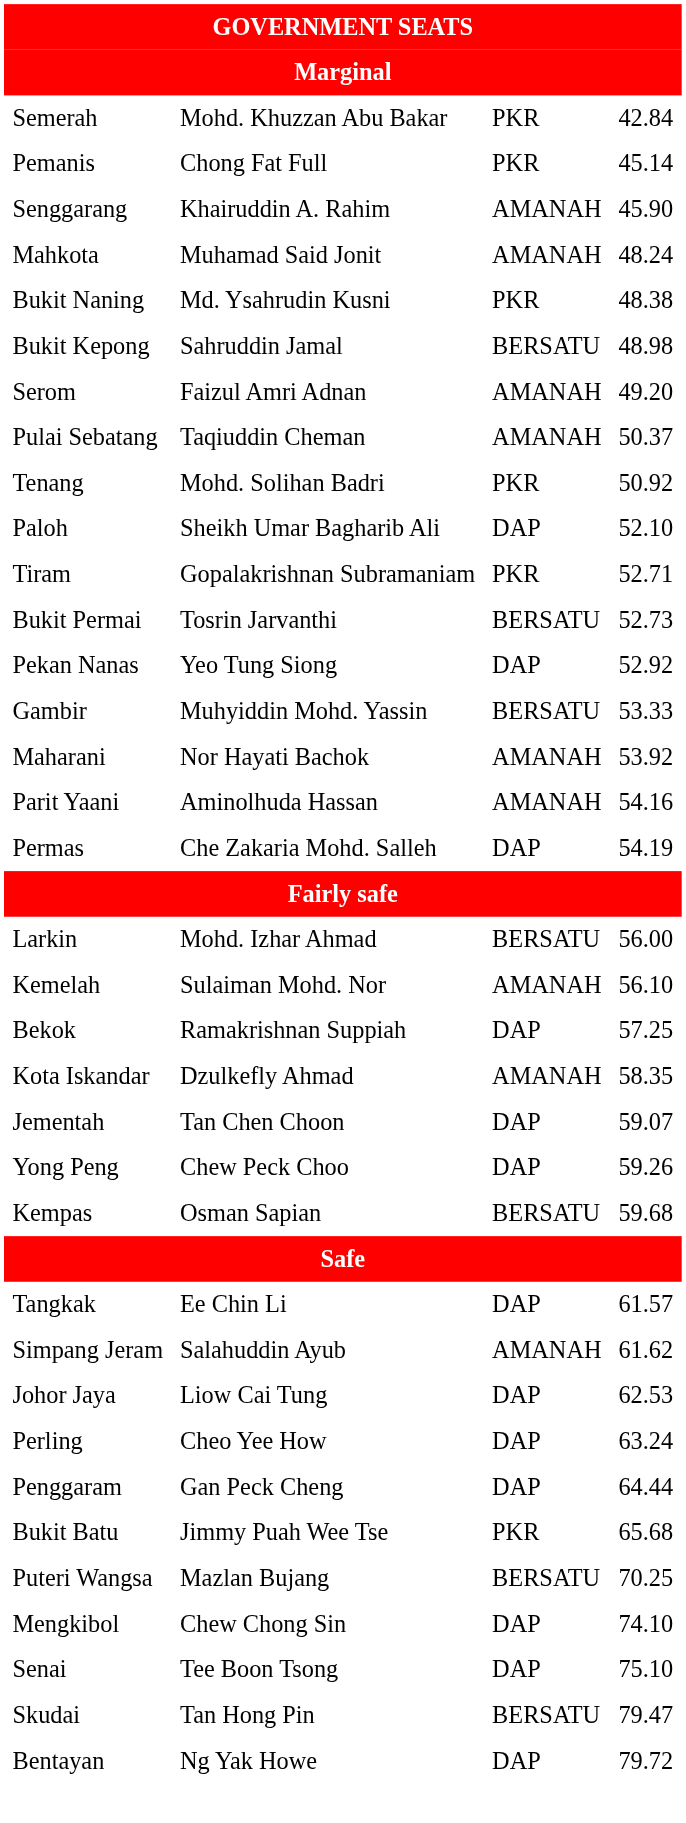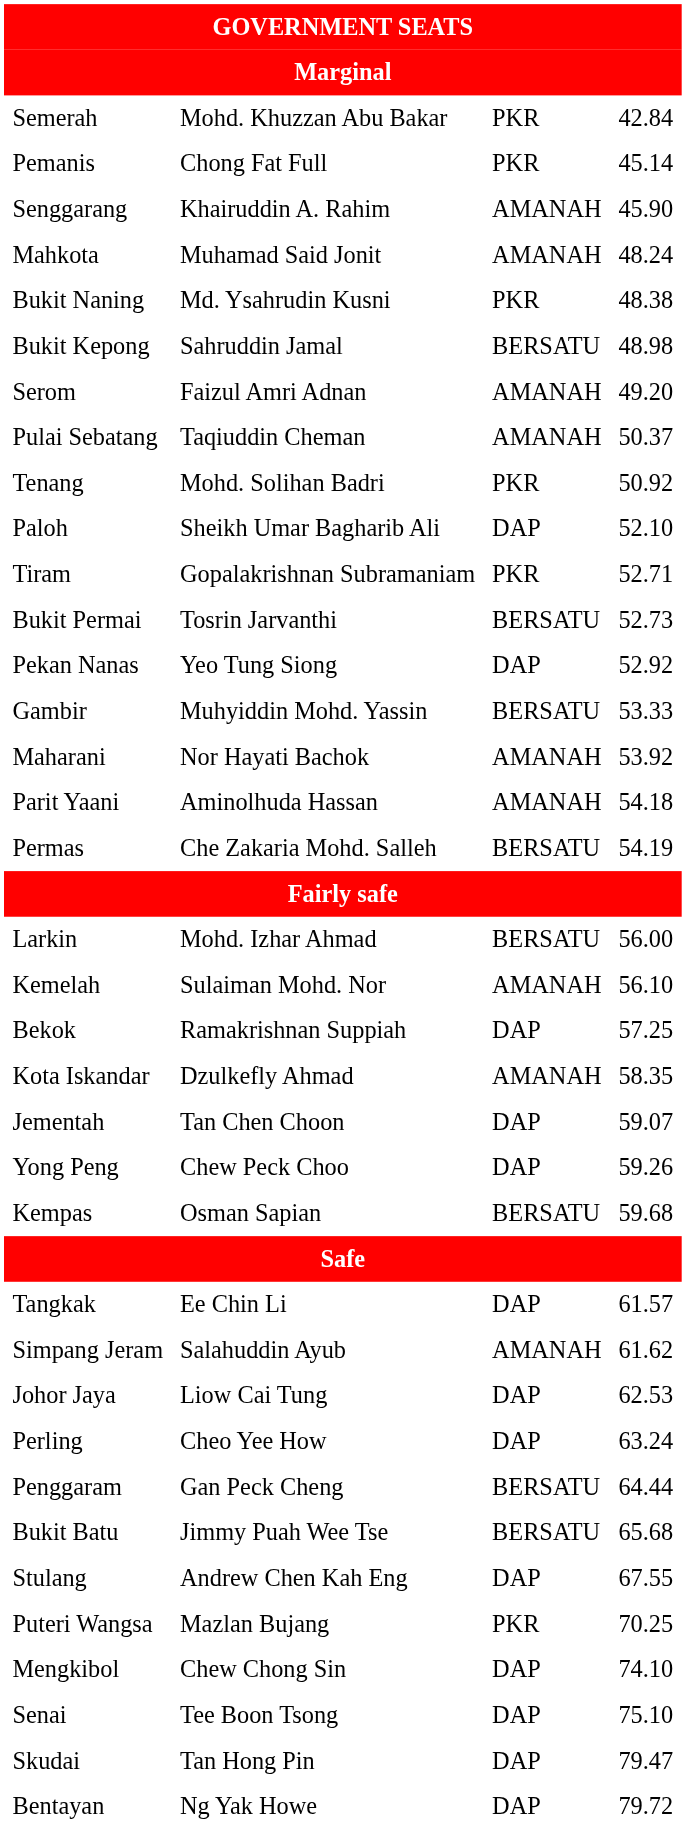(646, 801) 54.16 -> (646, 801) 54.18
(516, 847) DAP -> (546, 847) BERSATU
(516, 1486) DAP -> (546, 1486) BERSATU
(516, 1531) PKR -> (546, 1531) BERSATU
+ row: (50, 1577)
(546, 1577) BERSATU -> (516, 1623) PKR
(546, 1714) BERSATU -> (516, 1760) DAP
